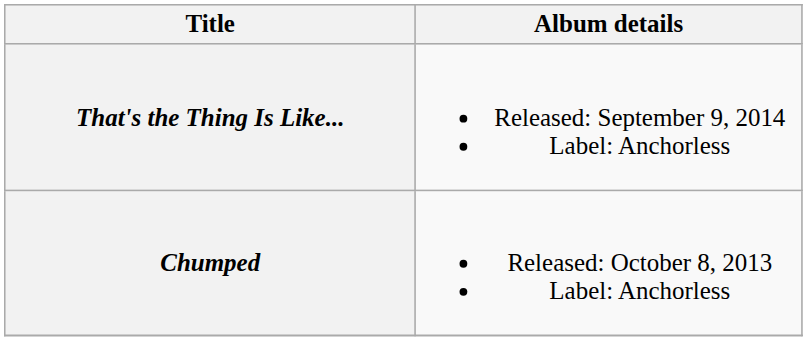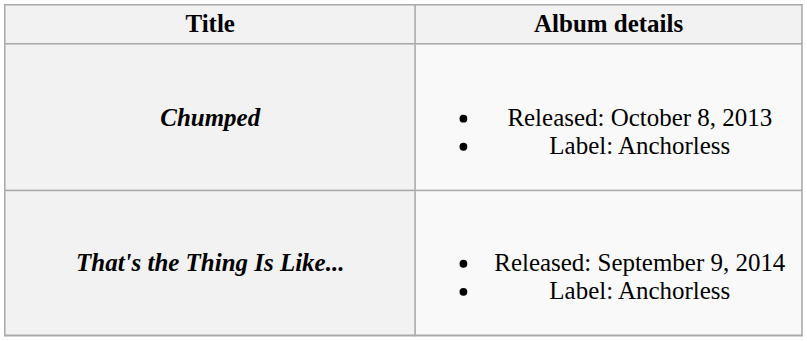rows swapped: (210, 262) <-> (210, 116)
